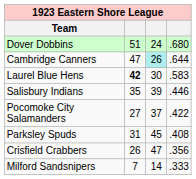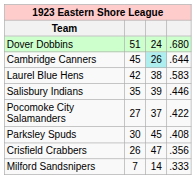(135, 60) 47 -> (135, 60) 45
(135, 76) bold -> (135, 76) normal
(156, 76) 30 -> (156, 76) 38
(135, 135) 31 -> (135, 135) 30
